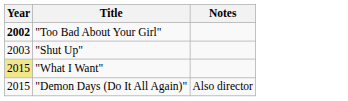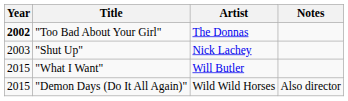+ column: (234, 13)
(19, 68) khaki background -> (19, 68) no background
